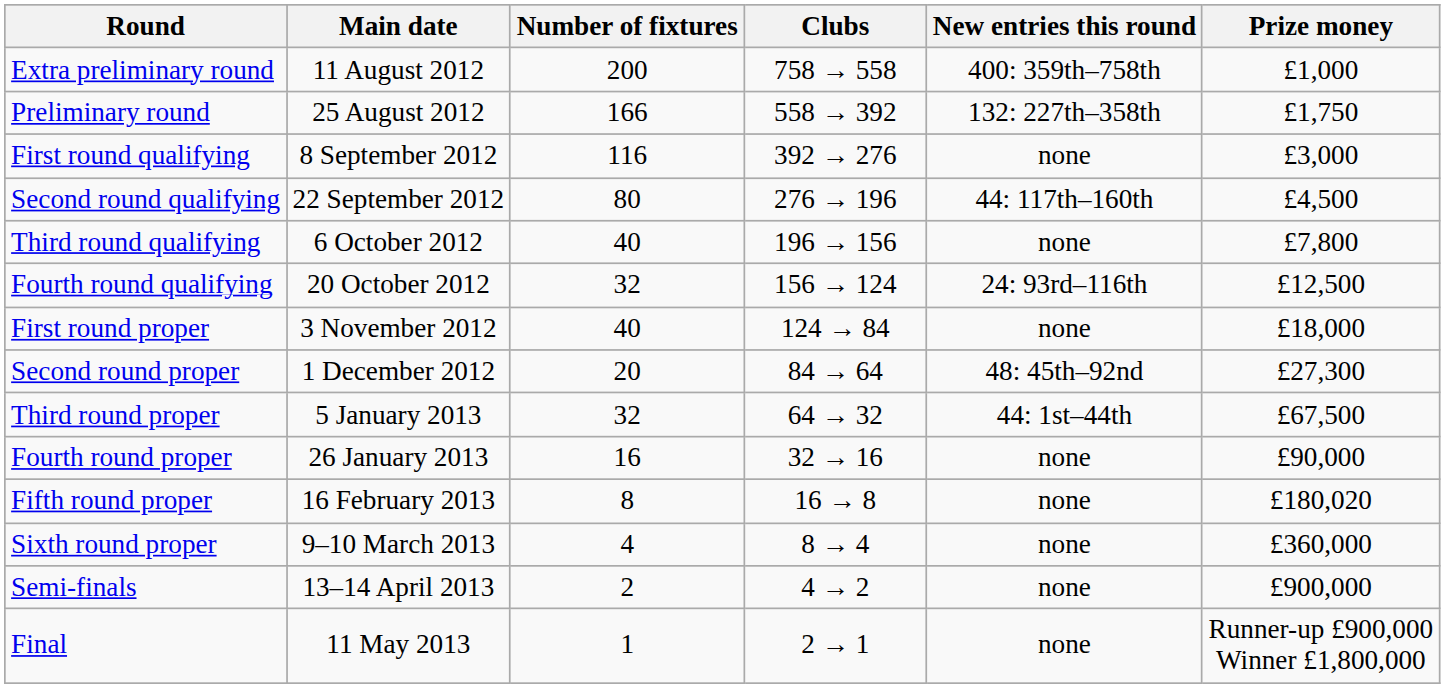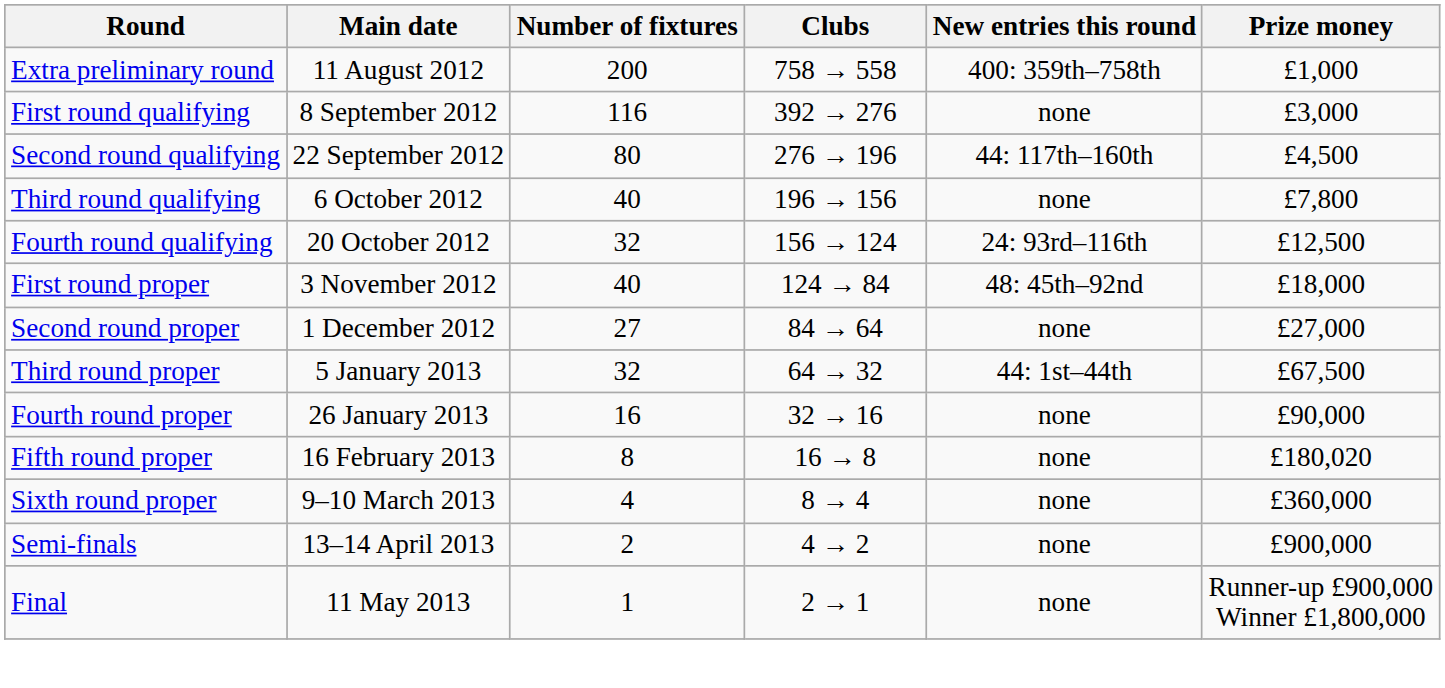- row: (110, 112)
(1064, 328) none -> (1064, 284) 48: 45th–92nd
(627, 371) 20 -> (627, 328) 27
(1064, 371) 48: 45th–92nd -> (1064, 328) none
(1321, 371) £27,300 -> (1321, 328) £27,000
